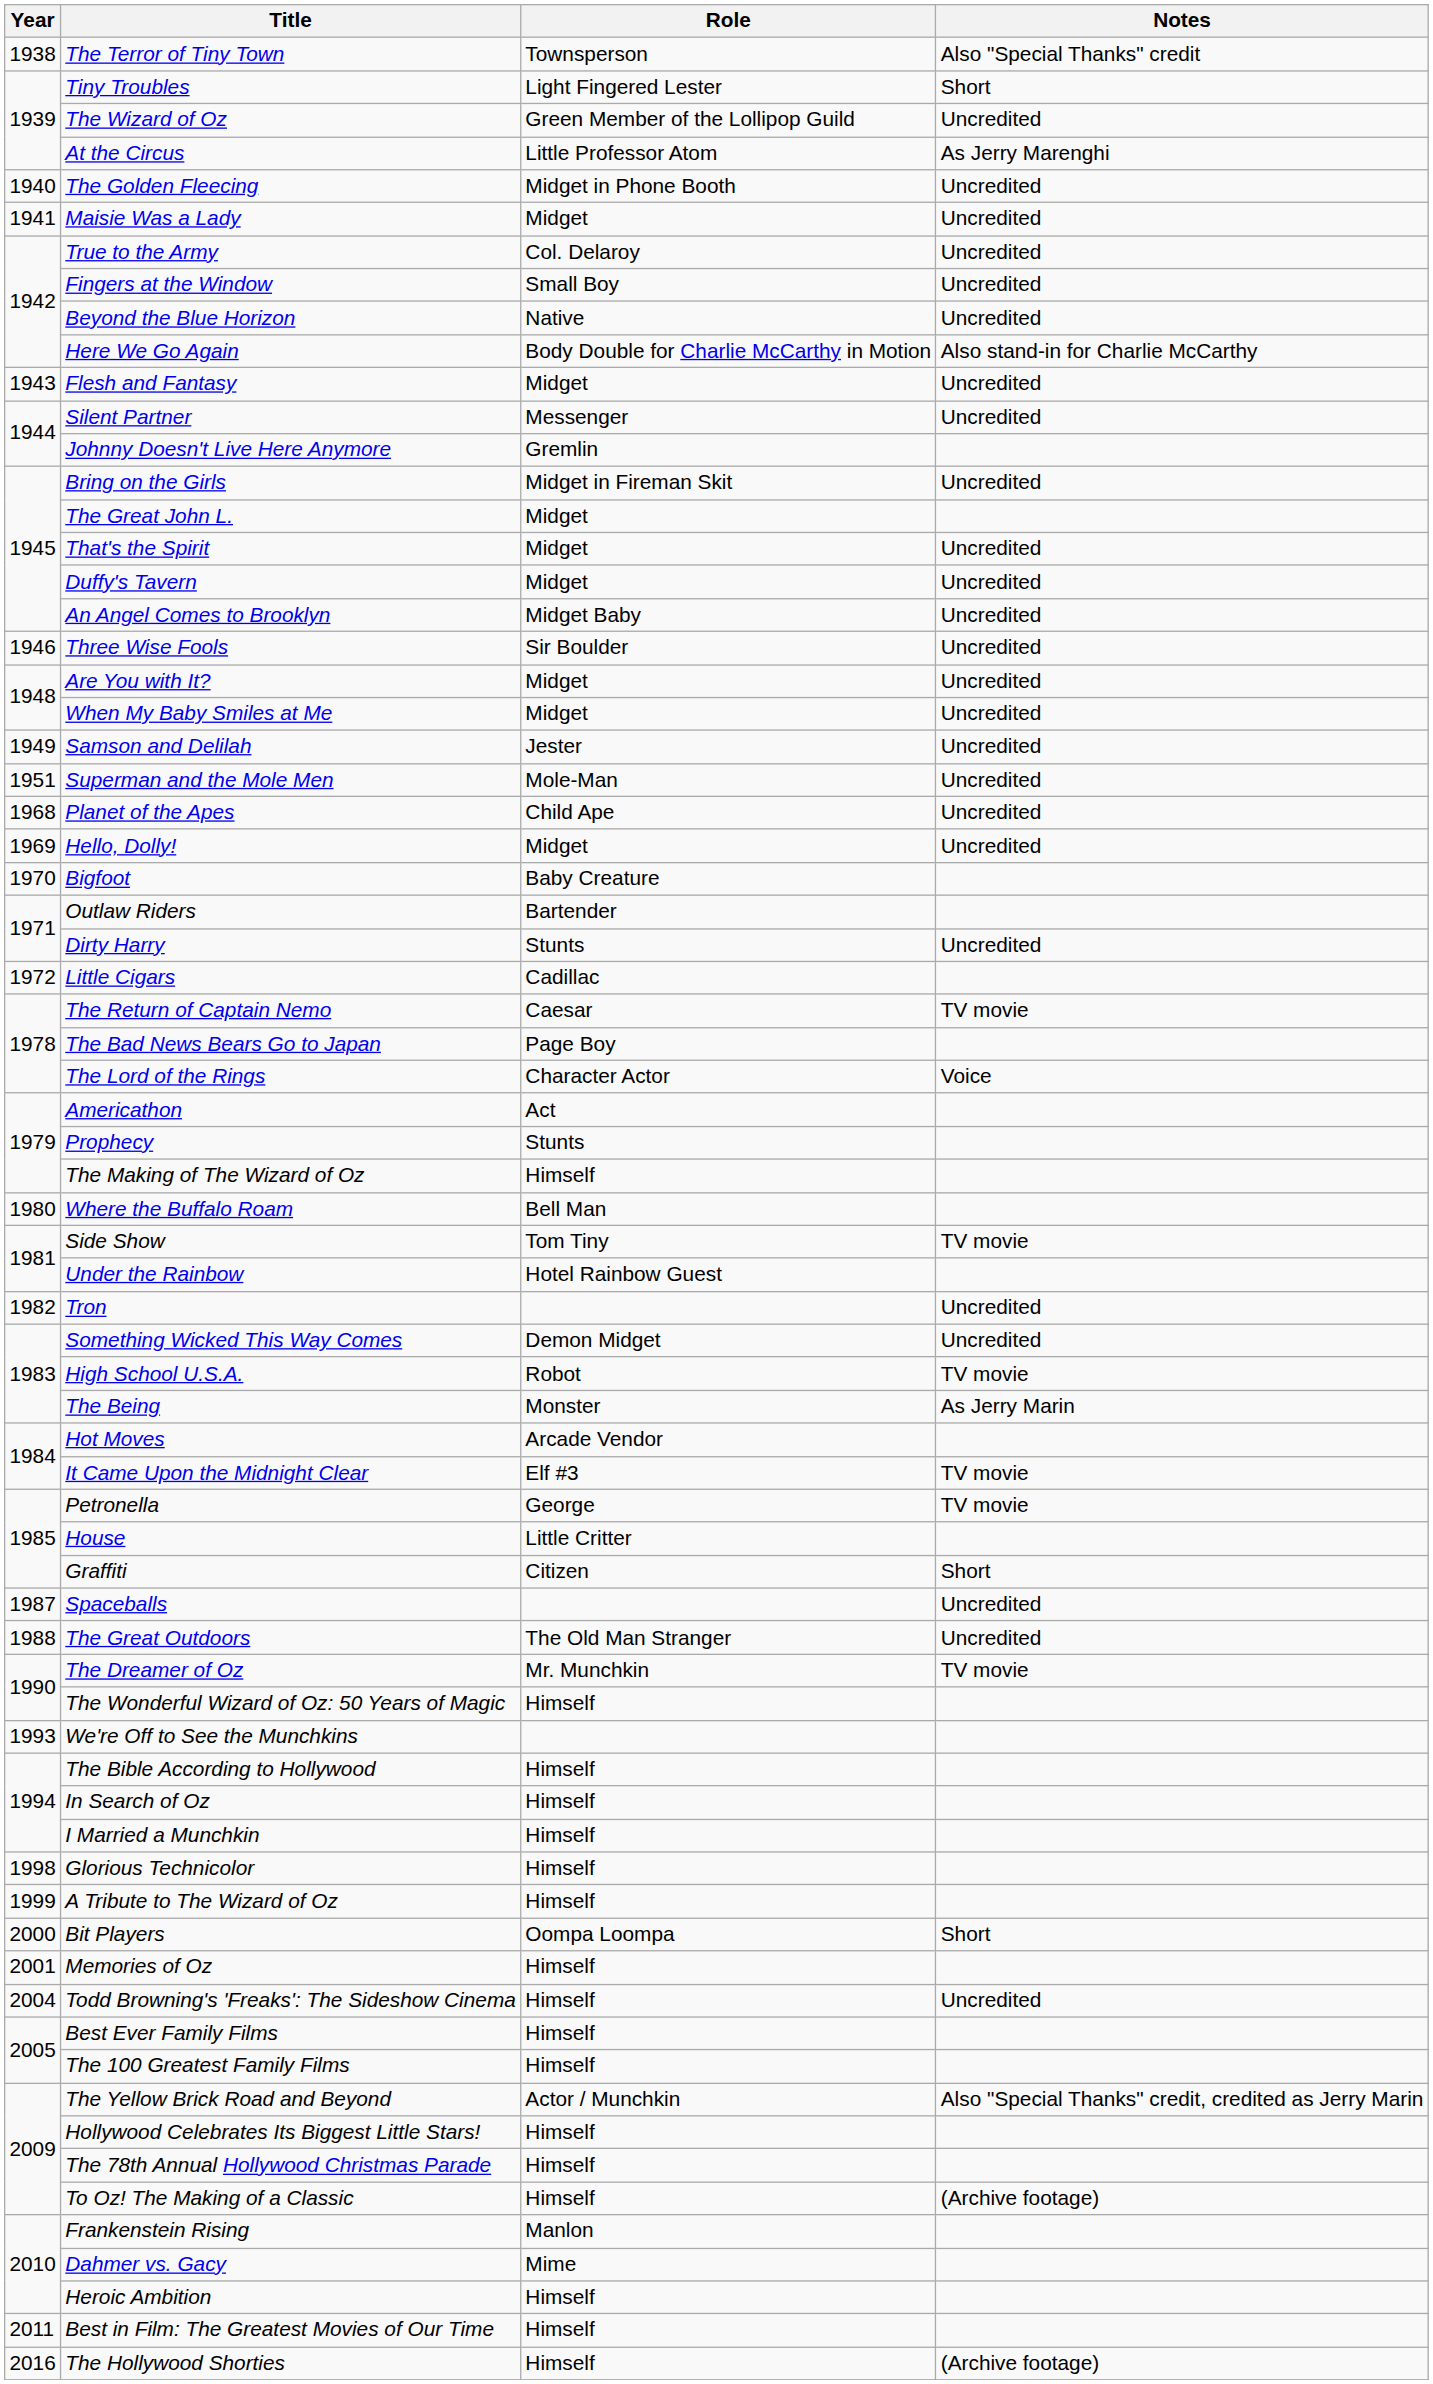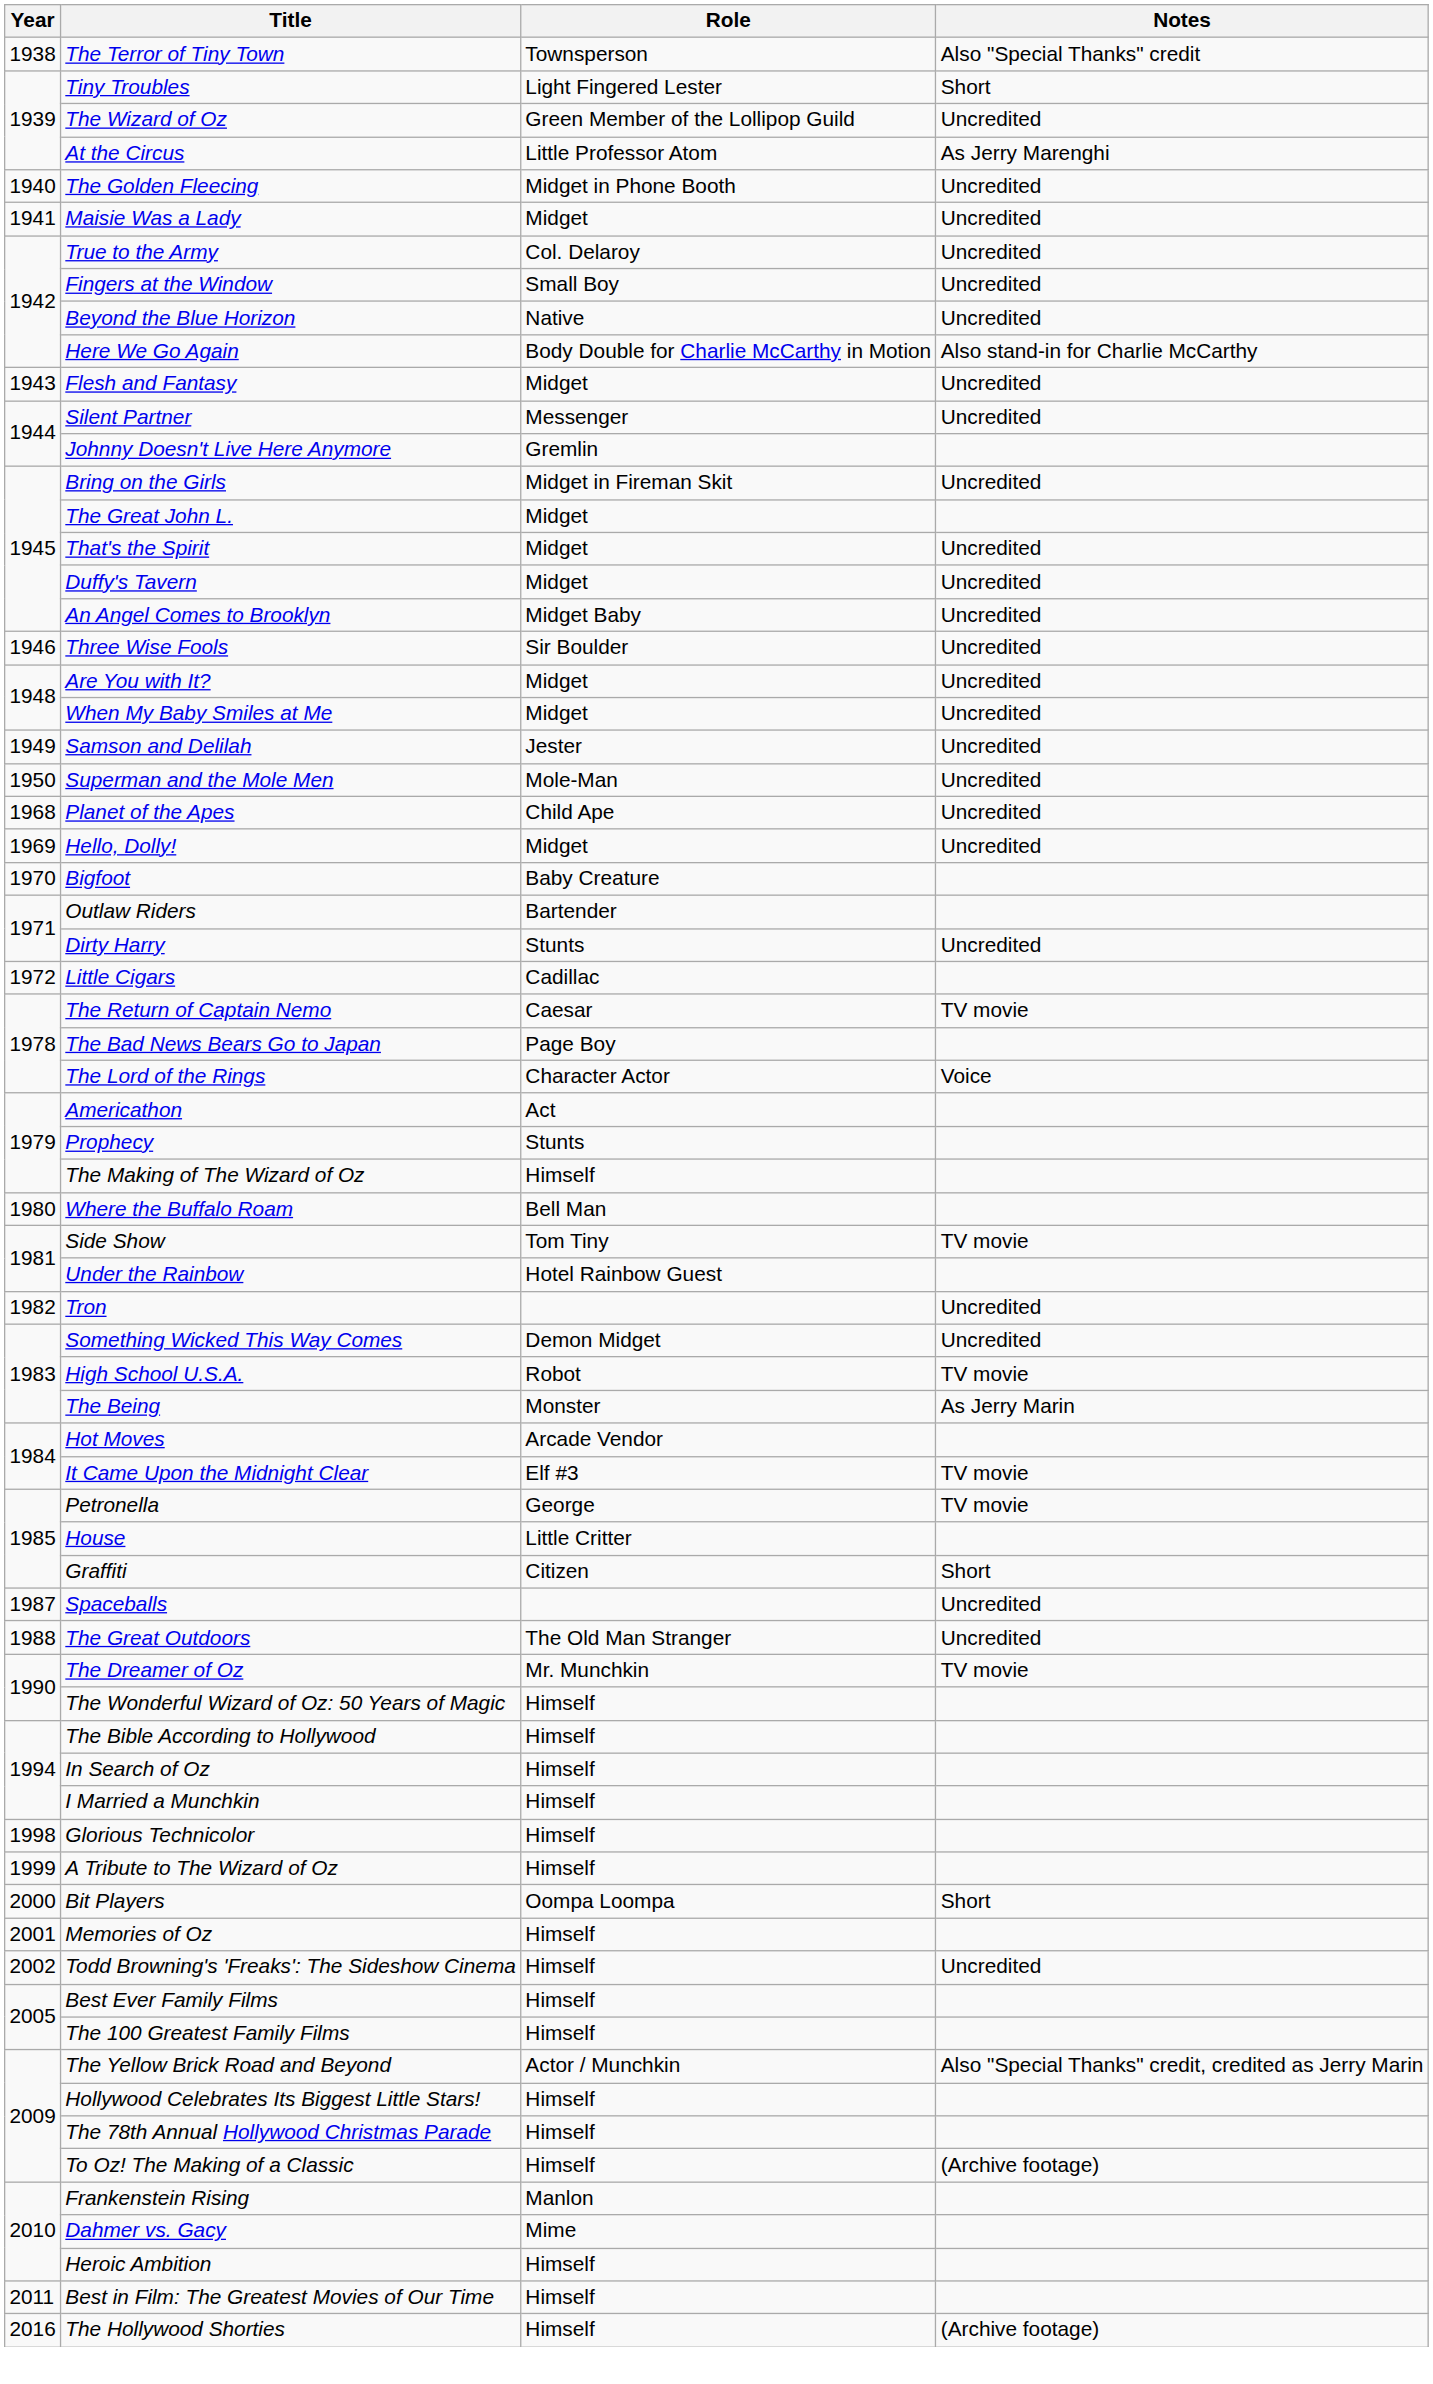(33, 779) 1951 -> (33, 779) 1950
- row: (212, 1736)
(33, 2000) 2004 -> (33, 1967) 2002
